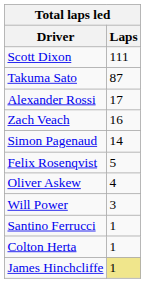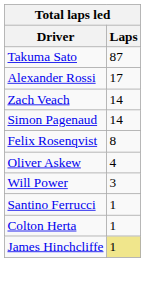- row: (39, 57)
(116, 120) 16 -> (116, 99) 14
(113, 162) 5 -> (113, 141) 8
